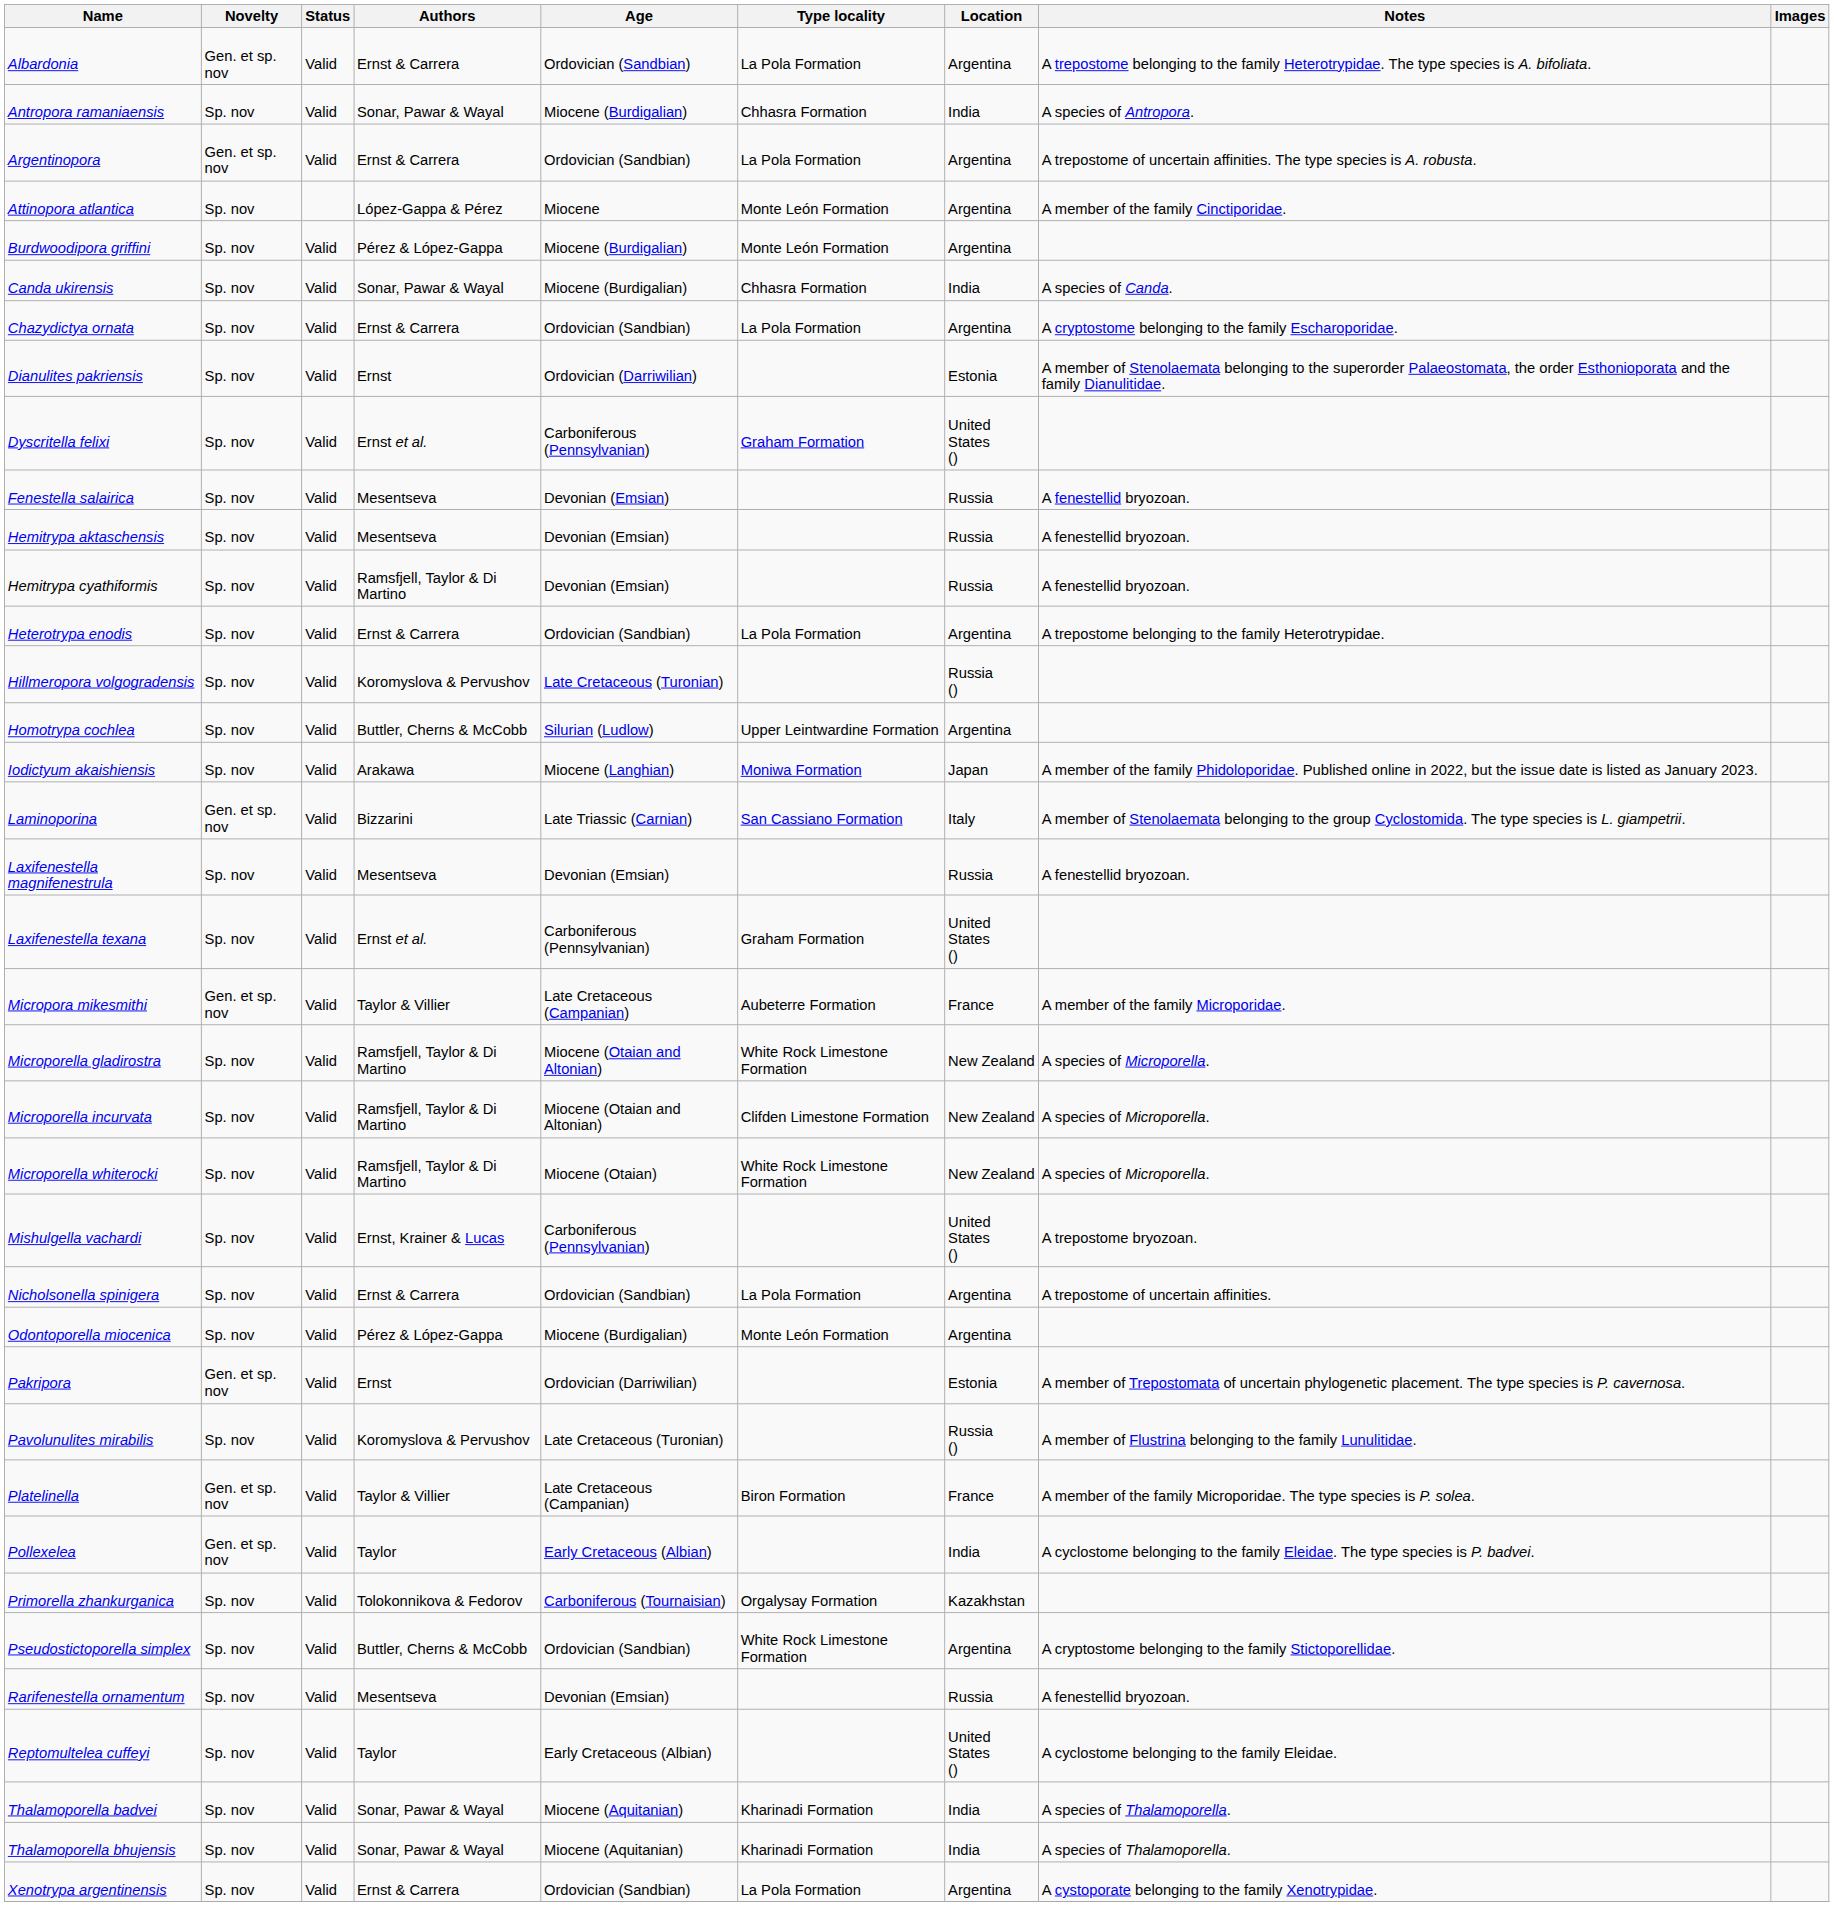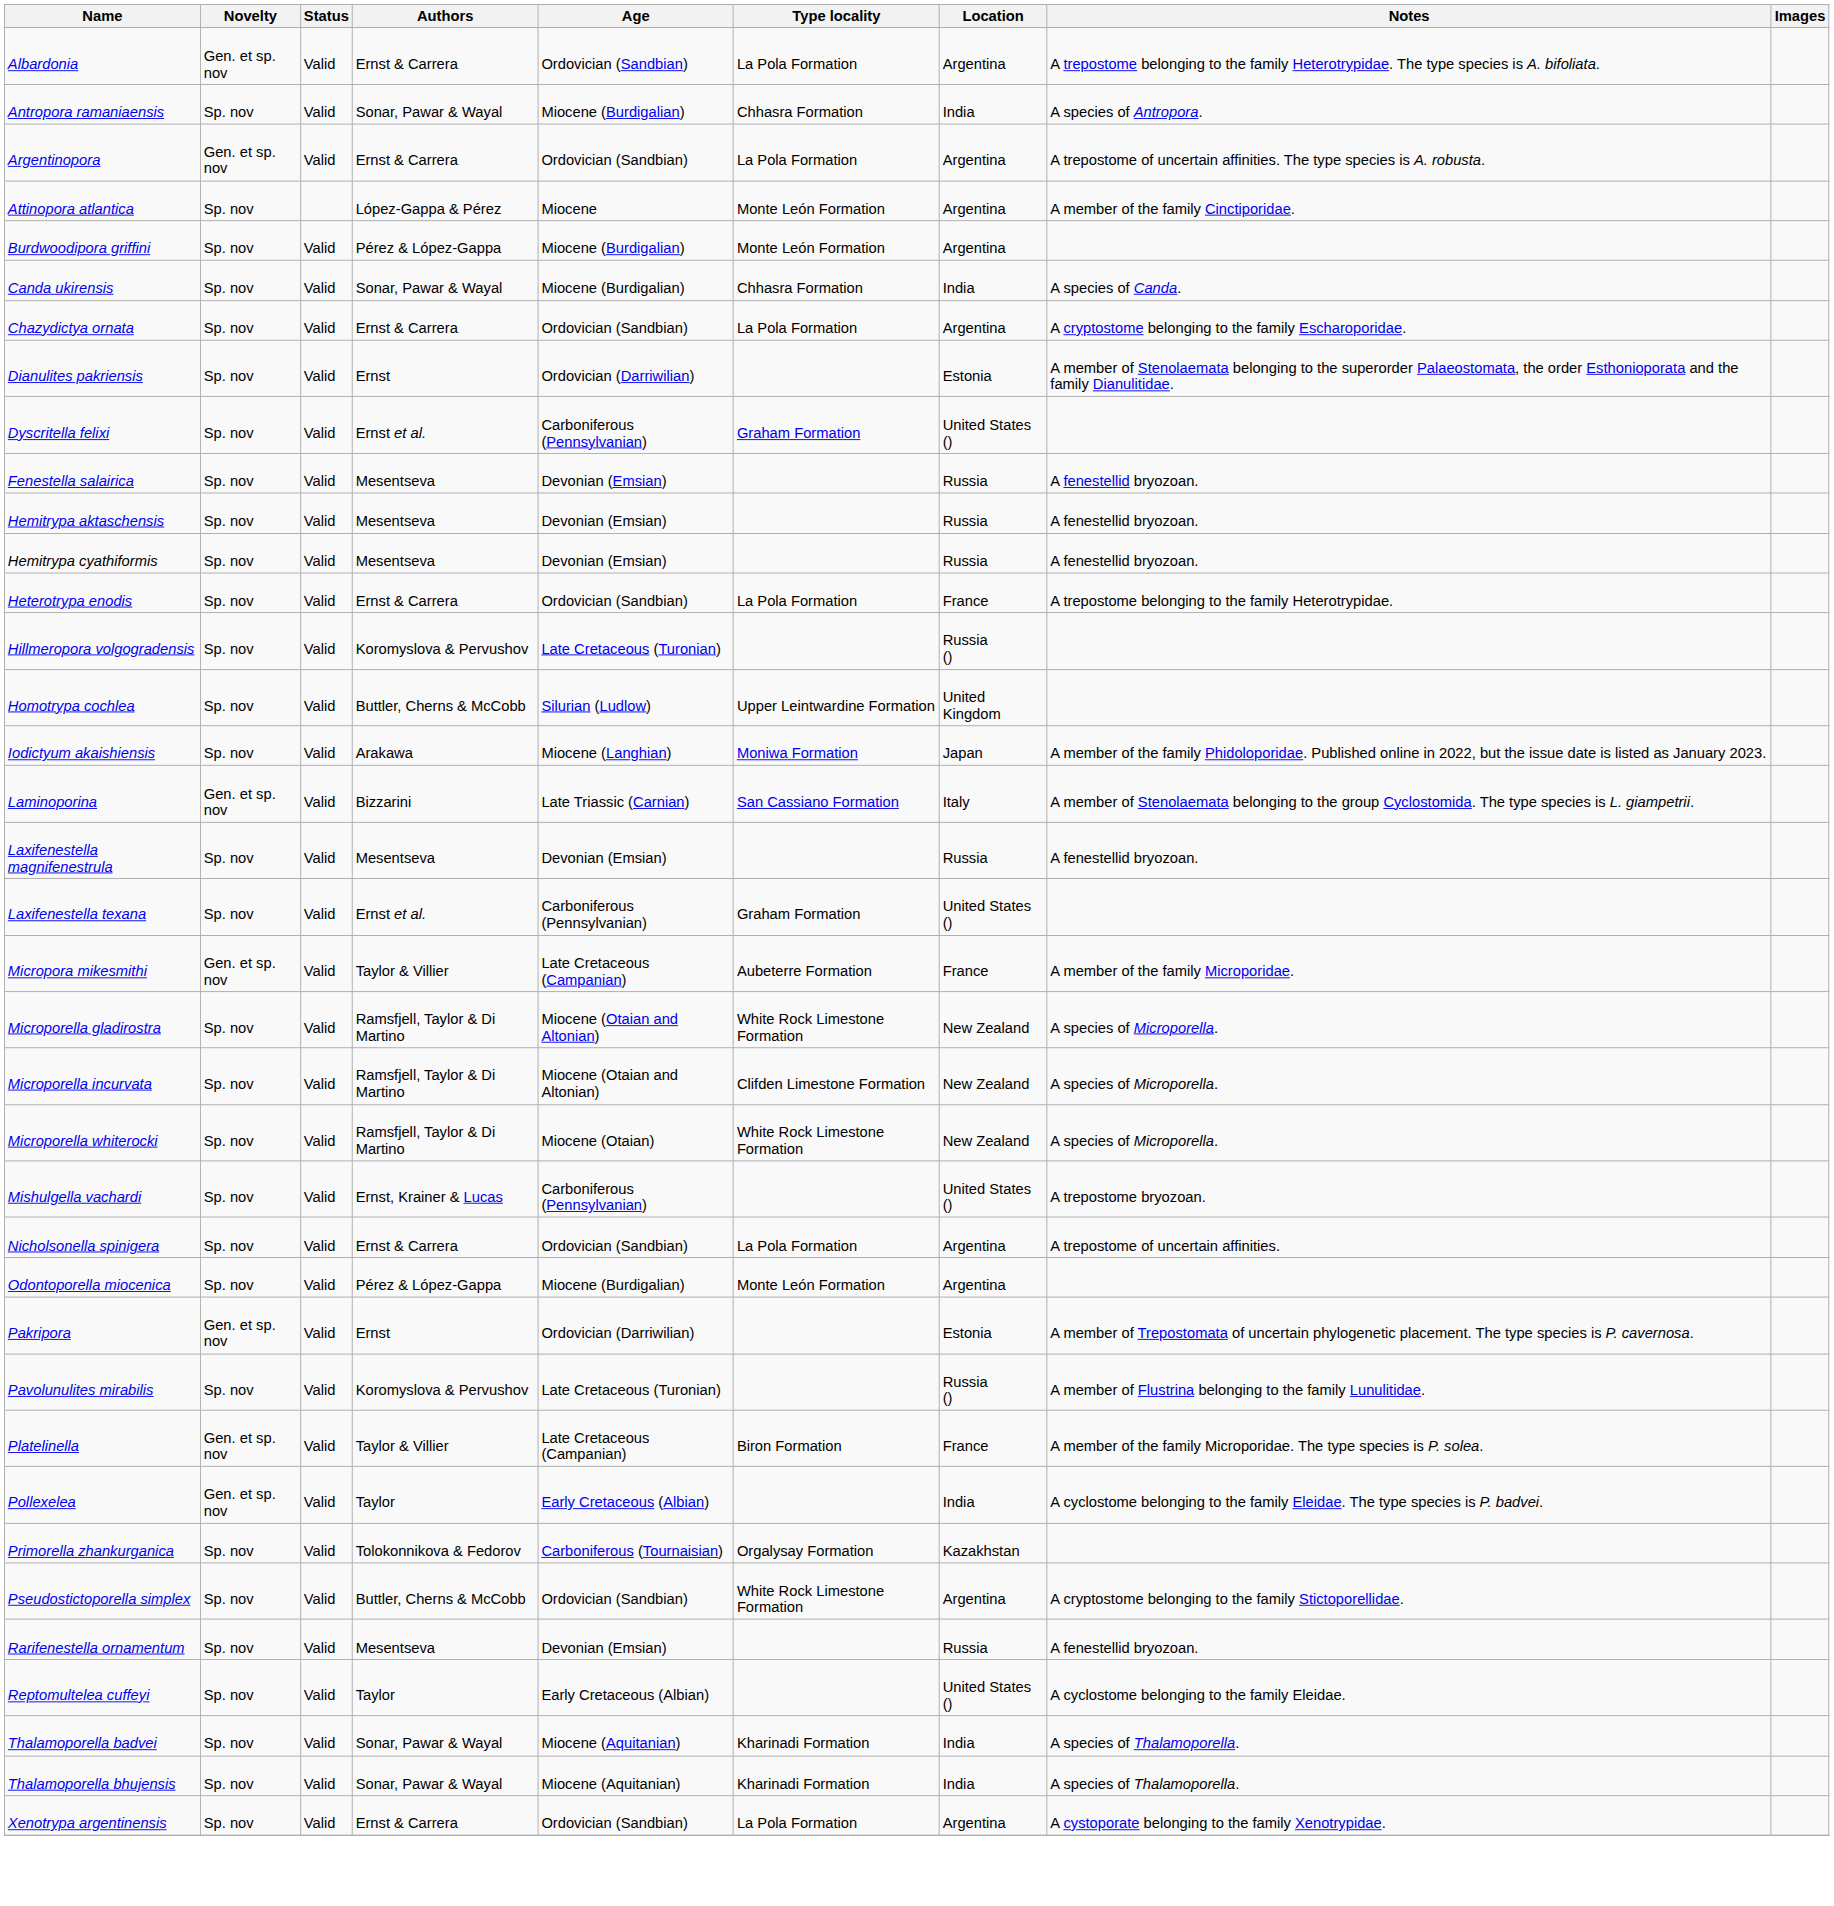(427, 586) Ramsfjell, Taylor & Di Martino -> (395, 561) Mesentseva
(980, 634) Argentina -> (966, 601) France
(980, 730) Argentina -> (972, 705) United Kingdom
